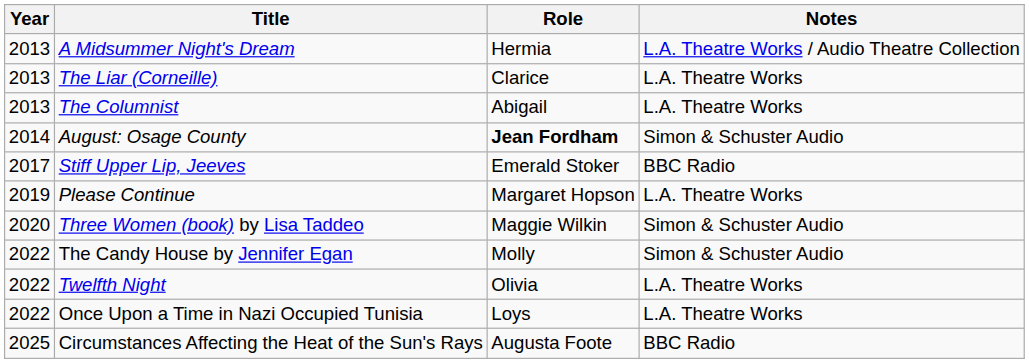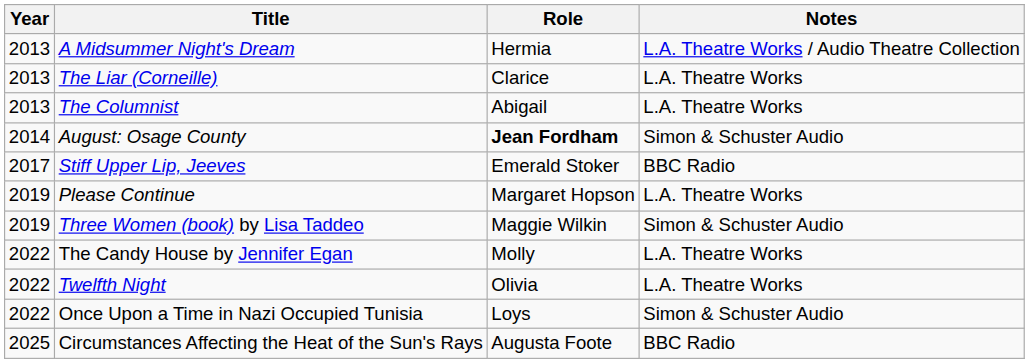(30, 225) 2020 -> (30, 225) 2019
(743, 254) Simon & Schuster Audio -> (723, 254) L.A. Theatre Works
(723, 313) L.A. Theatre Works -> (743, 313) Simon & Schuster Audio
